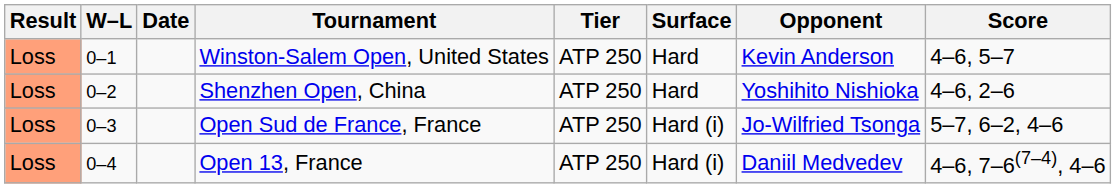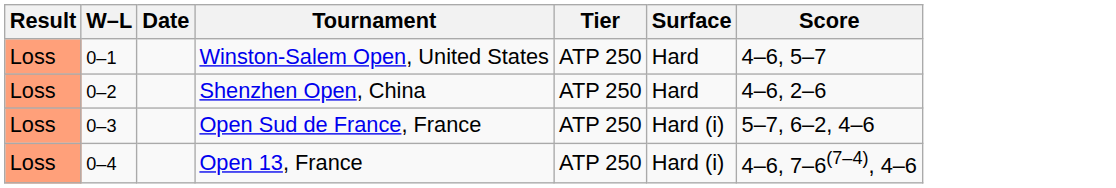- column: (831, 21)
